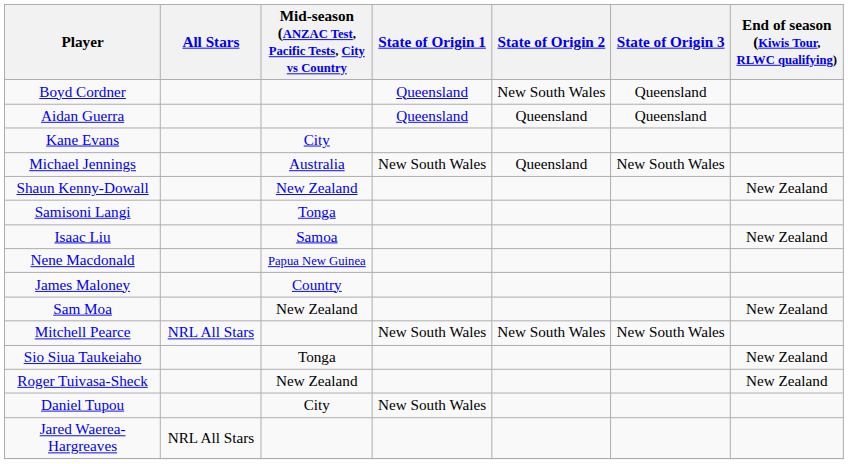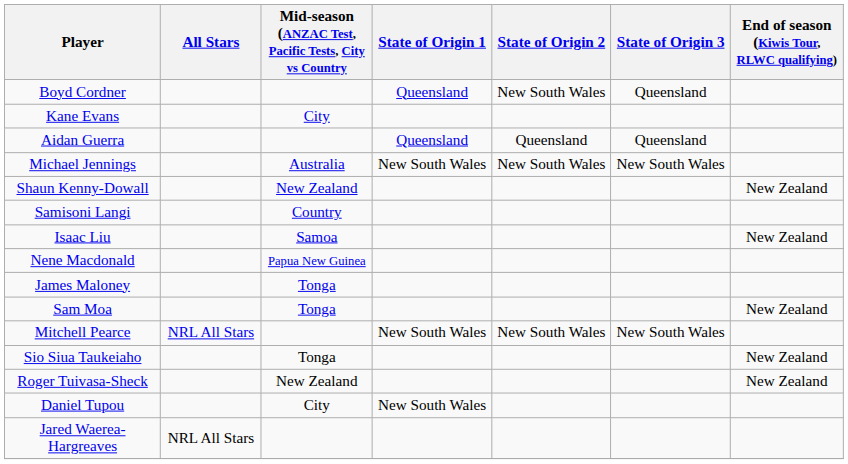rows swapped: (83, 140) <-> (83, 116)
(551, 164) Queensland -> (551, 164) New South Wales
(317, 212) Tonga -> (317, 212) Country
(317, 284) Country -> (317, 284) Tonga
(317, 308) New Zealand -> (317, 308) Tonga
